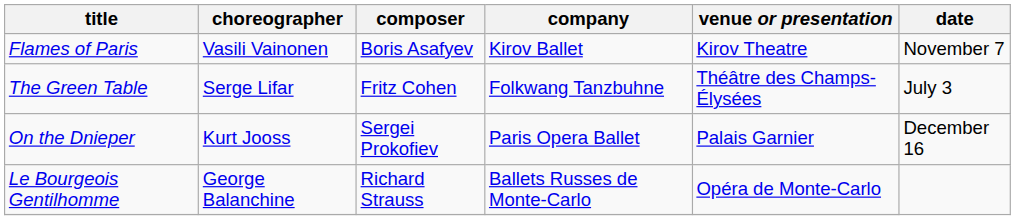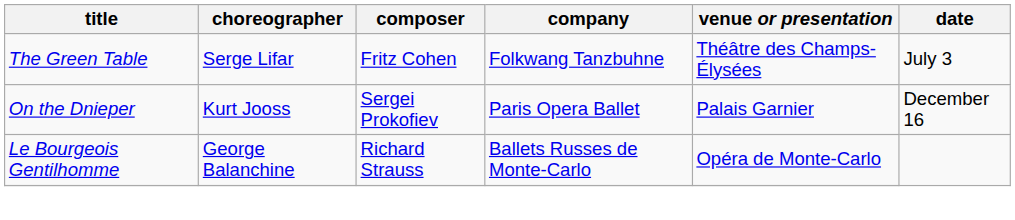- row: (73, 48)
